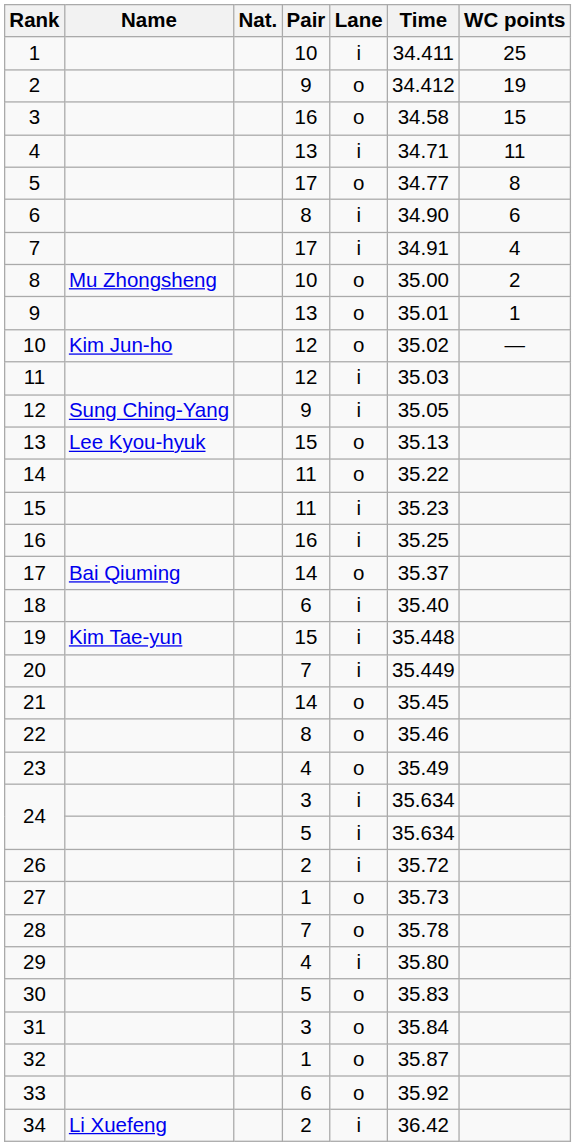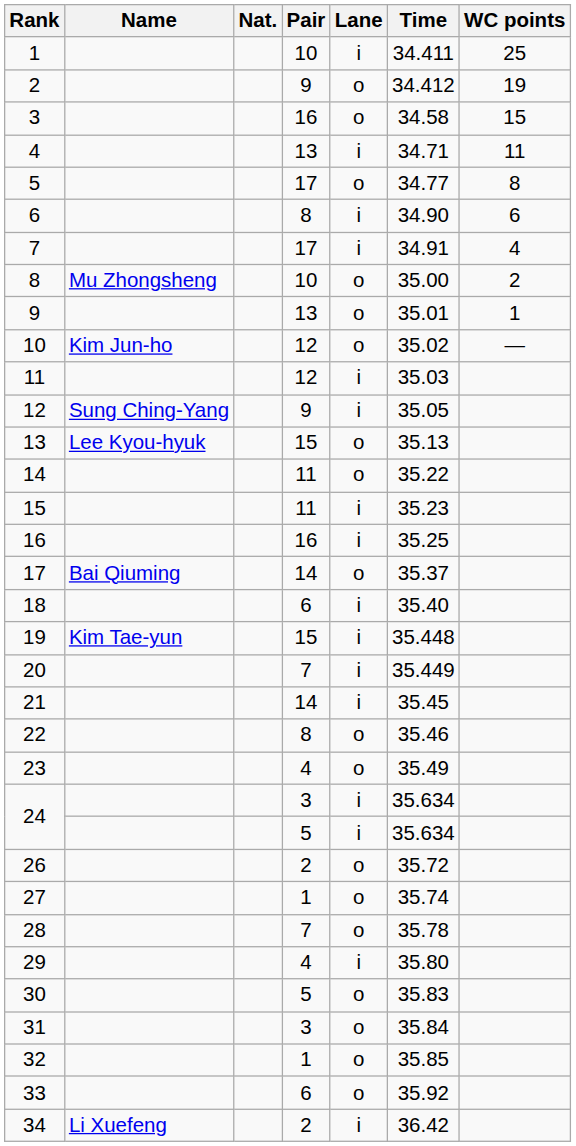(359, 702) o -> (359, 702) i
(359, 865) i -> (359, 865) o
(423, 897) 35.73 -> (423, 897) 35.74
(423, 1060) 35.87 -> (423, 1060) 35.85
